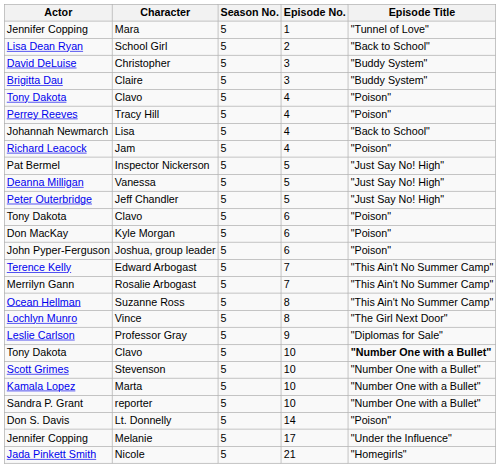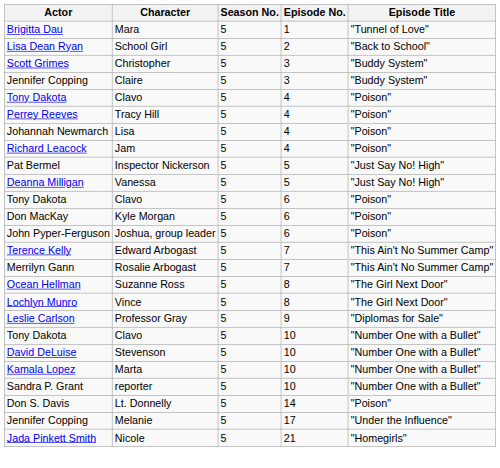(47, 30) Jennifer Copping -> (35, 30) Brigitta Dau
(42, 64) David DeLuise -> (38, 64) Scott Grimes
(35, 81) Brigitta Dau -> (47, 81) Jennifer Copping
(390, 132) "Back to School" -> (371, 132) "Poison"
- row: (147, 200)
(422, 302) "This Ain't No Summer Camp" -> (399, 285) "The Girl Next Door"
(421, 353) bold -> (416, 336) normal
(38, 370) Scott Grimes -> (42, 353) David DeLuise
